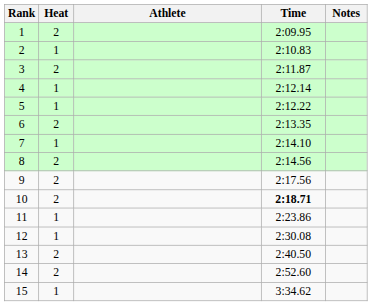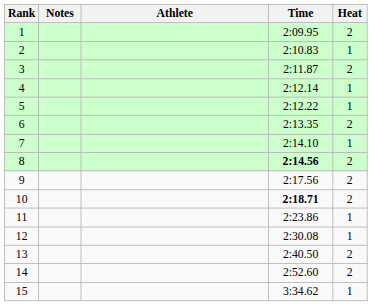columns swapped: (56, 13) <-> (346, 13)
(293, 161) normal -> (301, 161) bold
